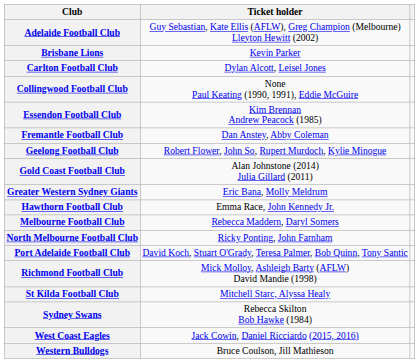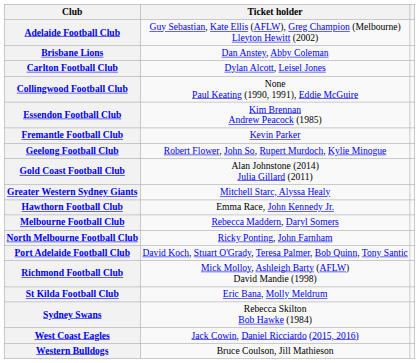(275, 53) Kevin Parker -> (275, 53) Dan Anstey, Abby Coleman
(275, 135) Dan Anstey, Abby Coleman -> (275, 135) Kevin Parker
(275, 192) Eric Bana, Molly Meldrum -> (275, 192) Mitchell Starc, Alyssa Healy
(275, 294) Mitchell Starc, Alyssa Healy -> (275, 294) Eric Bana, Molly Meldrum
